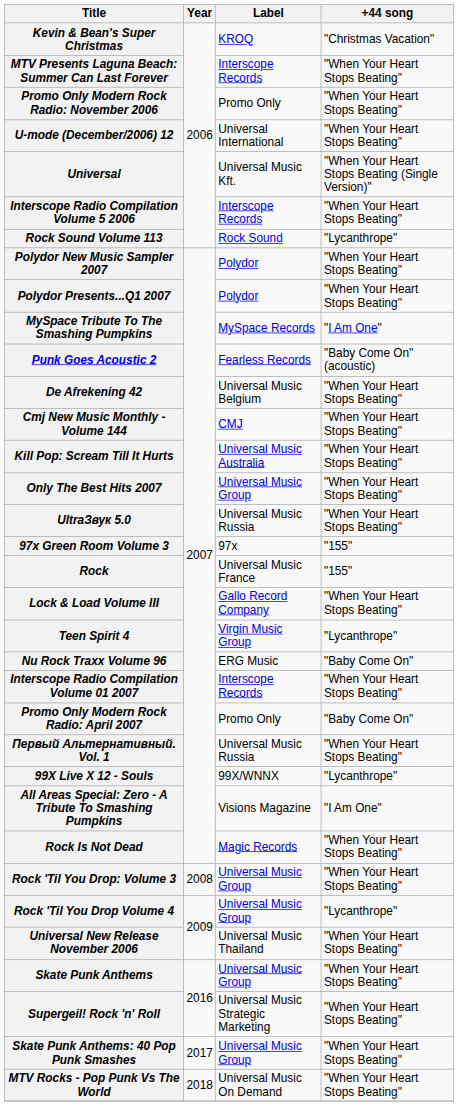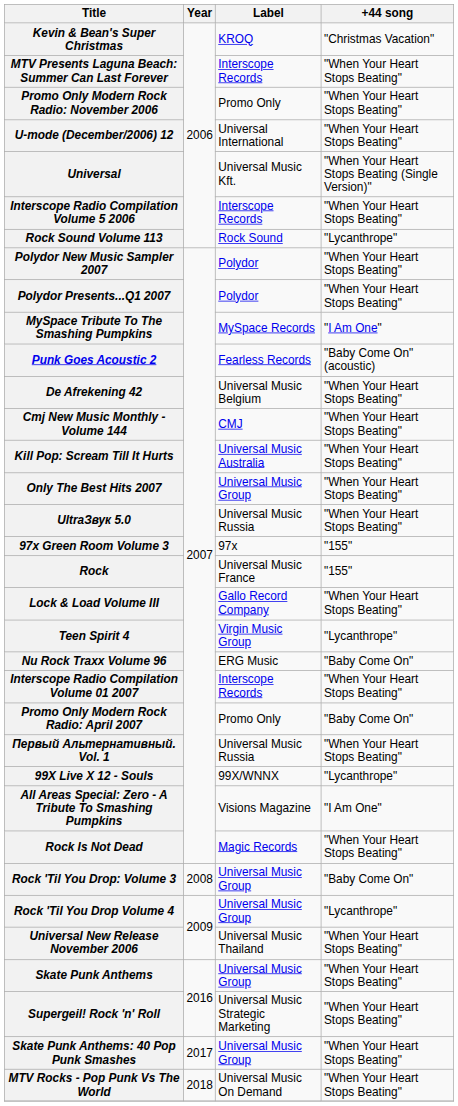(371, 879) "When Your Heart Stops Beating" -> (369, 879) "Baby Come On"
